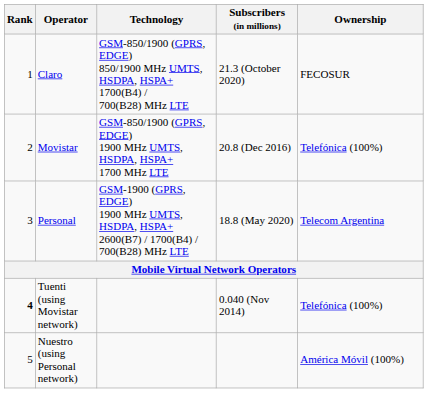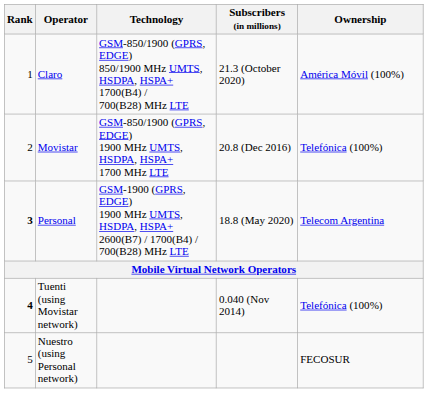(325, 74) FECOSUR -> (352, 74) América Móvil (100%)
(30, 221) normal -> (30, 221) bold
(352, 360) América Móvil (100%) -> (325, 360) FECOSUR
